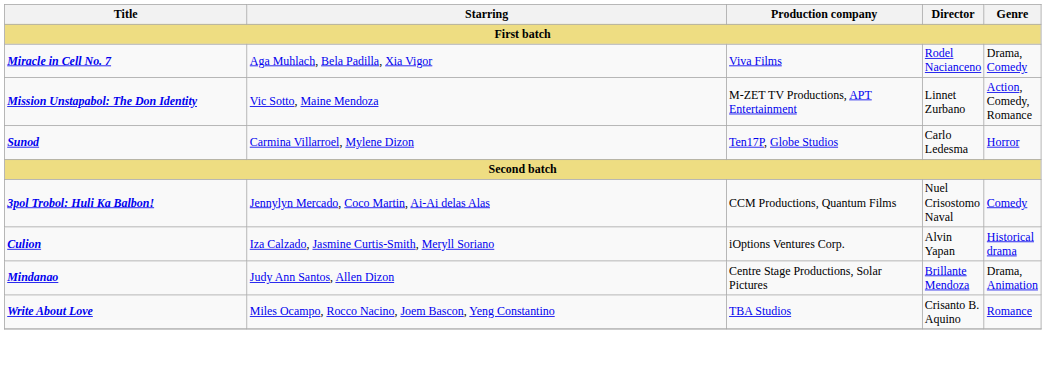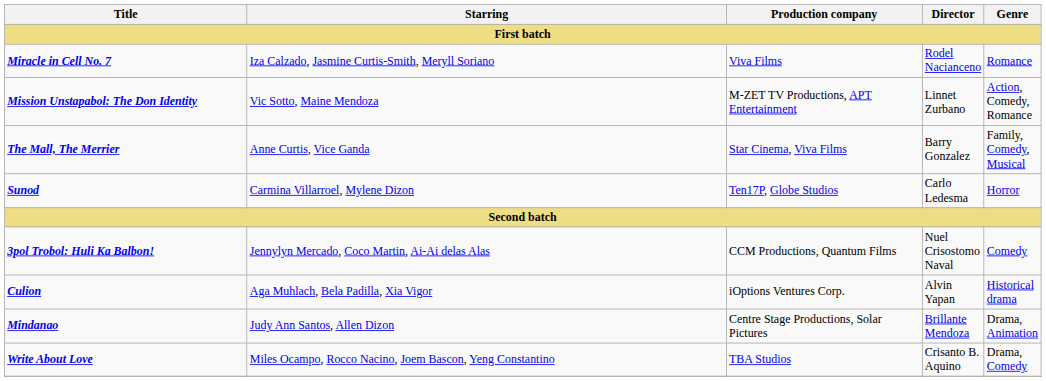(341, 61) Aga Muhlach, Bela Padilla, Xia Vigor -> (372, 61) Iza Calzado, Jasmine Curtis-Smith, Meryll Soriano
(1007, 61) Drama, Comedy -> (1009, 61) Romance
+ row: (63, 150)
(372, 244) Iza Calzado, Jasmine Curtis-Smith, Meryll Soriano -> (341, 292) Aga Muhlach, Bela Padilla, Xia Vigor
(1009, 312) Romance -> (1007, 360) Drama, Comedy
